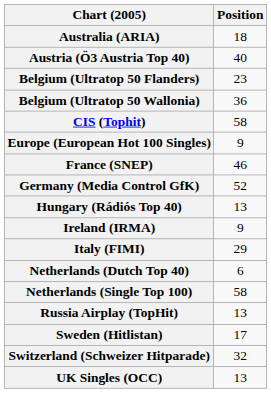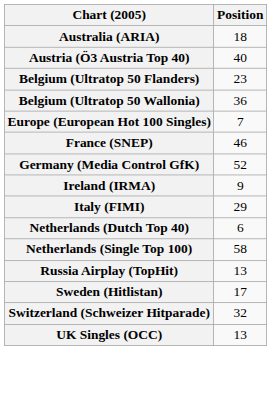- row: (109, 121)
(240, 143) 9 -> (240, 121) 7
- row: (109, 206)
